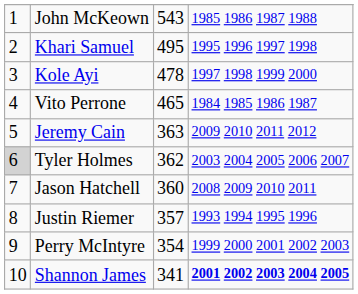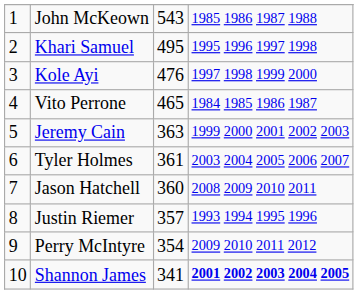(171, 75) 478 -> (171, 75) 476
(254, 132) 2009 2010 2011 2012 -> (270, 132) 1999 2000 2001 2002 2003
(13, 160) lightgrey background -> (13, 160) no background
(171, 160) 362 -> (171, 160) 361
(270, 246) 1999 2000 2001 2002 2003 -> (254, 246) 2009 2010 2011 2012
